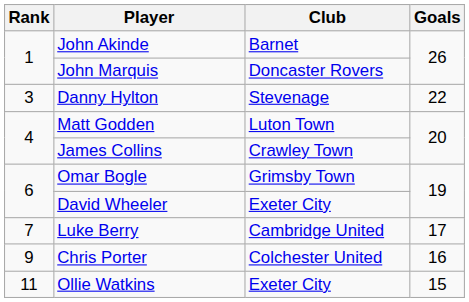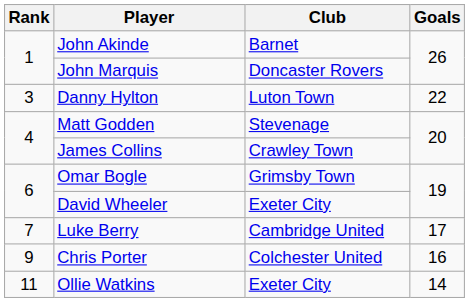(289, 97) Stevenage -> (292, 97) Luton Town
(292, 124) Luton Town -> (289, 124) Stevenage
(437, 284) 15 -> (437, 284) 14
